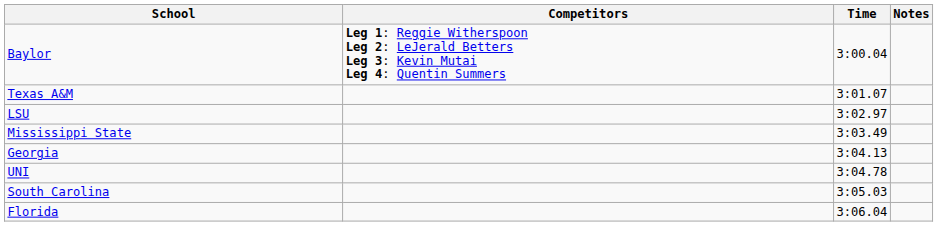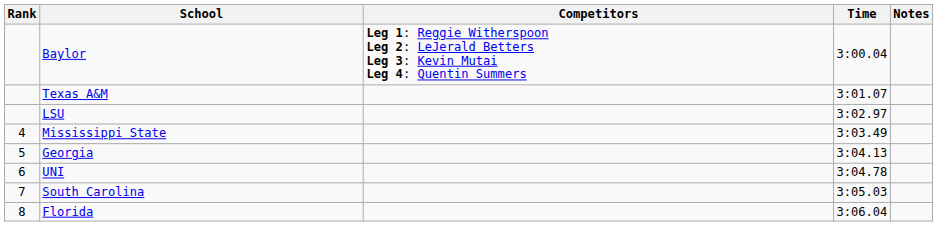+ column: (22, 15)
